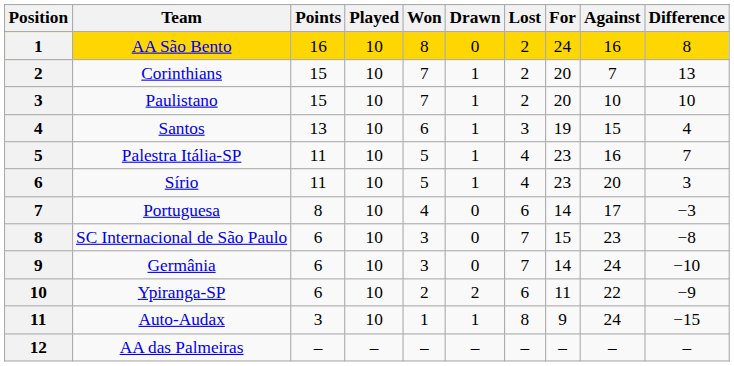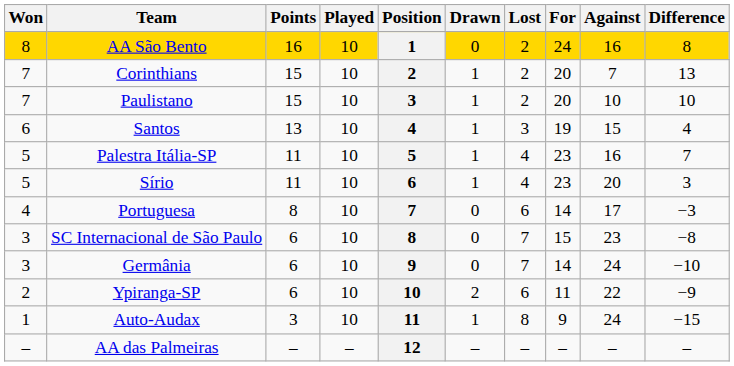columns swapped: (38, 18) <-> (424, 18)
